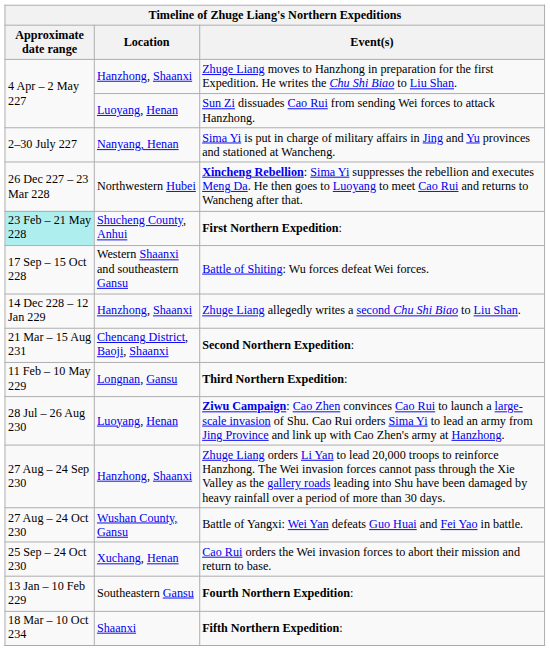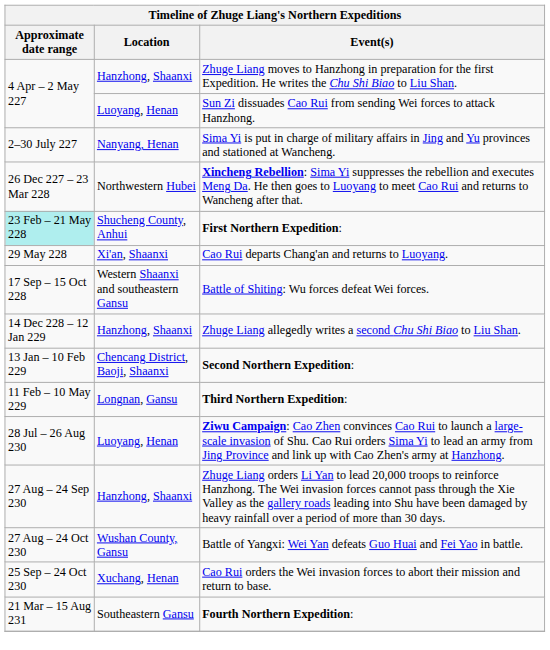+ row: (325, 255)
(50, 345) 21 Mar – 15 Aug 231 -> (47, 365) 13 Jan – 10 Feb 229
(47, 593) 13 Jan – 10 Feb 229 -> (50, 613) 21 Mar – 15 Aug 231
- row: (272, 628)
